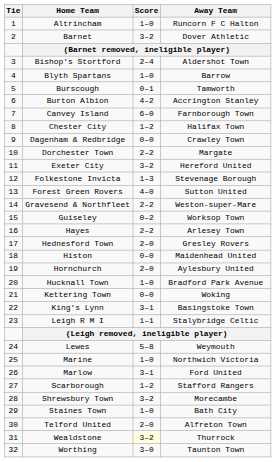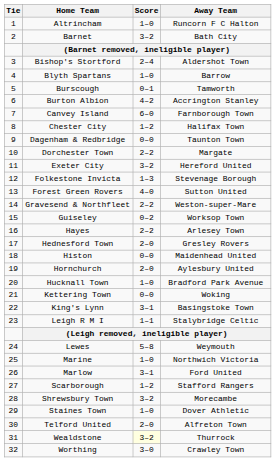(216, 37) Dover Athletic -> (216, 37) Bath City
(216, 140) Crawley Town -> (216, 140) Taunton Town
(216, 411) Bath City -> (216, 411) Dover Athletic
(216, 450) Taunton Town -> (216, 450) Crawley Town
